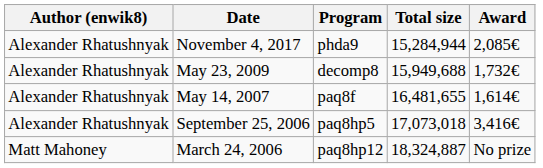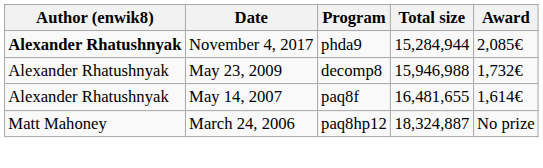(89, 44) normal -> (95, 44) bold
(428, 70) 15,949,688 -> (432, 70) 15,946,988
- row: (243, 123)
